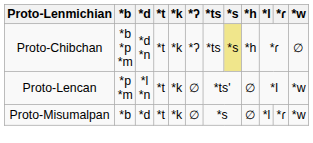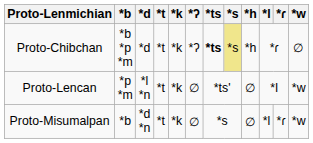(145, 47) *d *n -> (145, 47) *d
(213, 47) normal -> (213, 47) bold
(145, 114) *d -> (145, 121) *d *n
